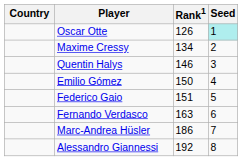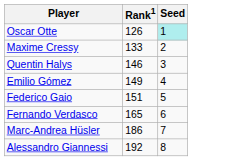- column: (29, 14)
(184, 48) 134 -> (134, 48) 133
(184, 81) 150 -> (134, 81) 149
(184, 114) 163 -> (134, 114) 165
